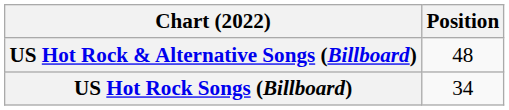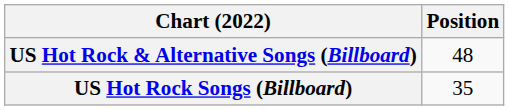(463, 88) 34 -> (463, 88) 35
